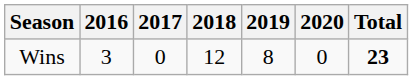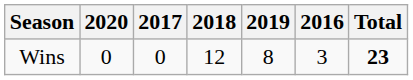columns swapped: (106, 21) <-> (322, 21)
